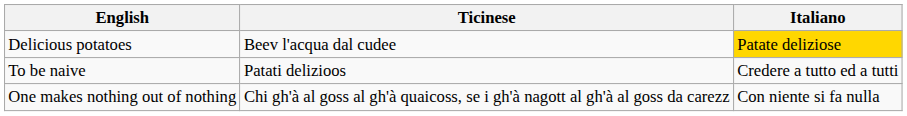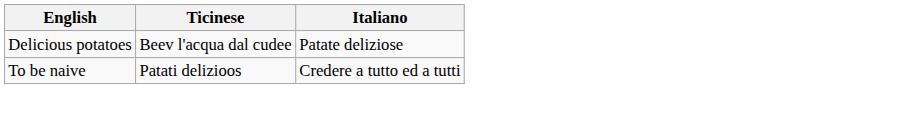(789, 44) gold background -> (351, 44) no background
- row: (122, 96)
